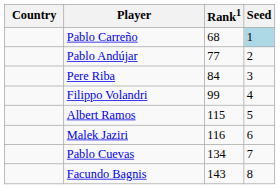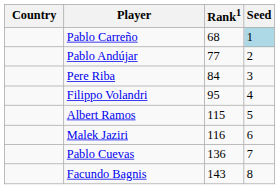(213, 95) 99 -> (213, 95) 95
(216, 154) 134 -> (216, 154) 136
